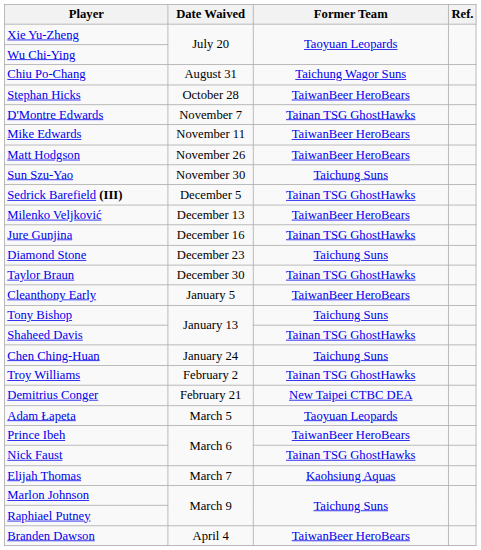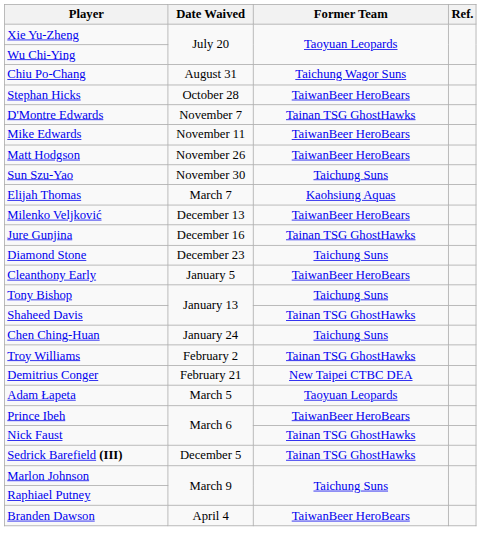rows swapped: (65, 194) <-> (44, 475)
- row: (41, 275)
